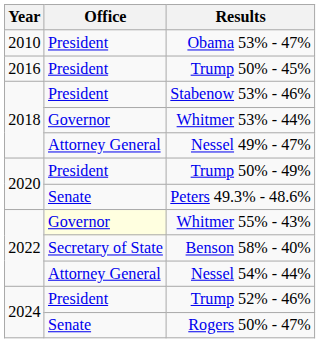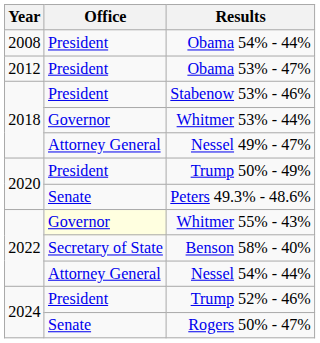+ row: (249, 42)
(24, 42) 2010 -> (24, 68) 2012
- row: (251, 68)
